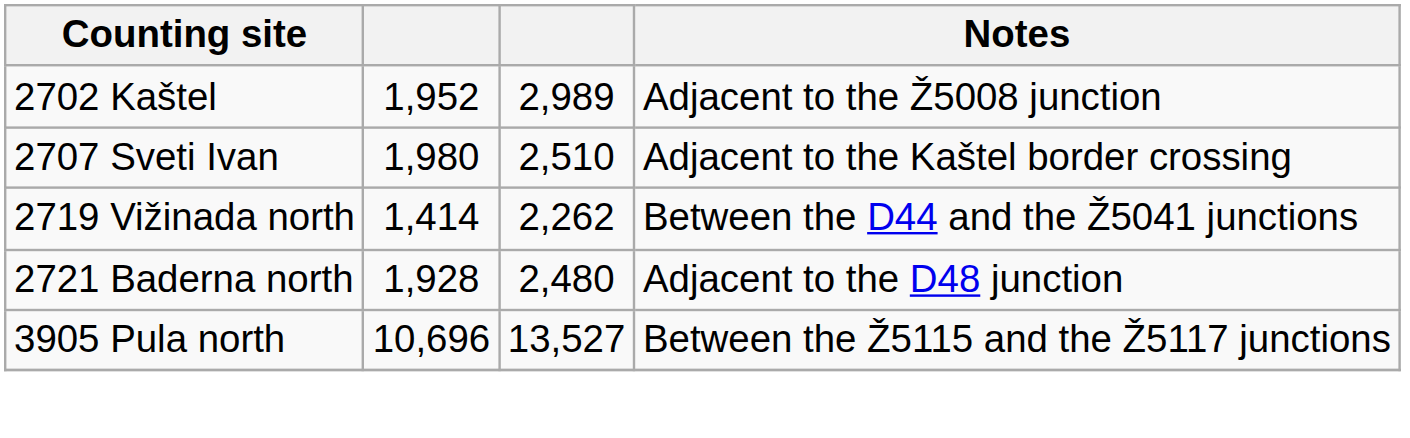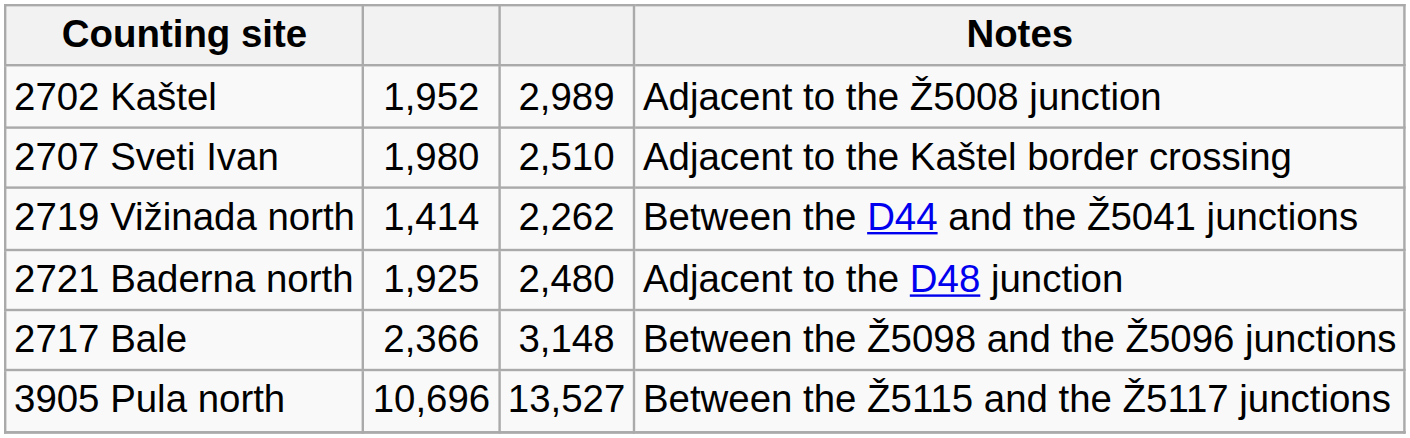(431, 278) 1,928 -> (431, 278) 1,925
+ row: (101, 339)
